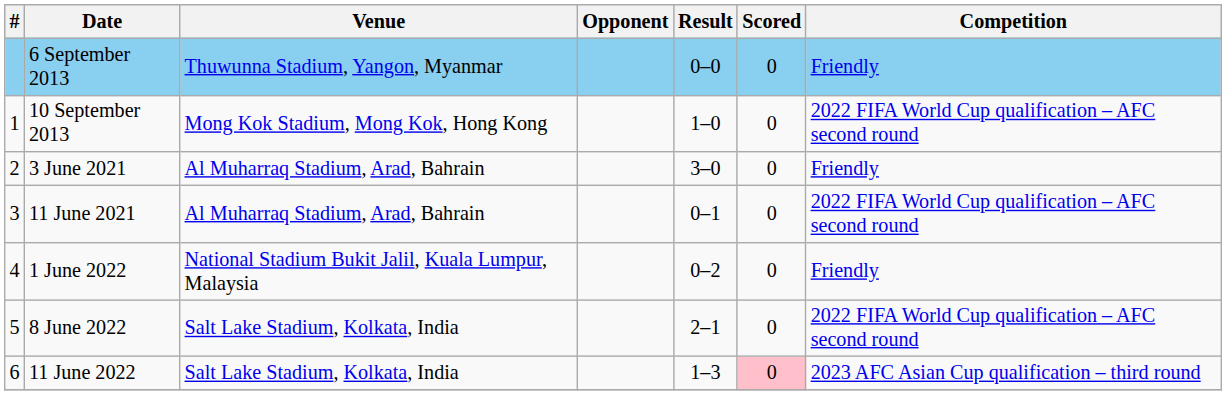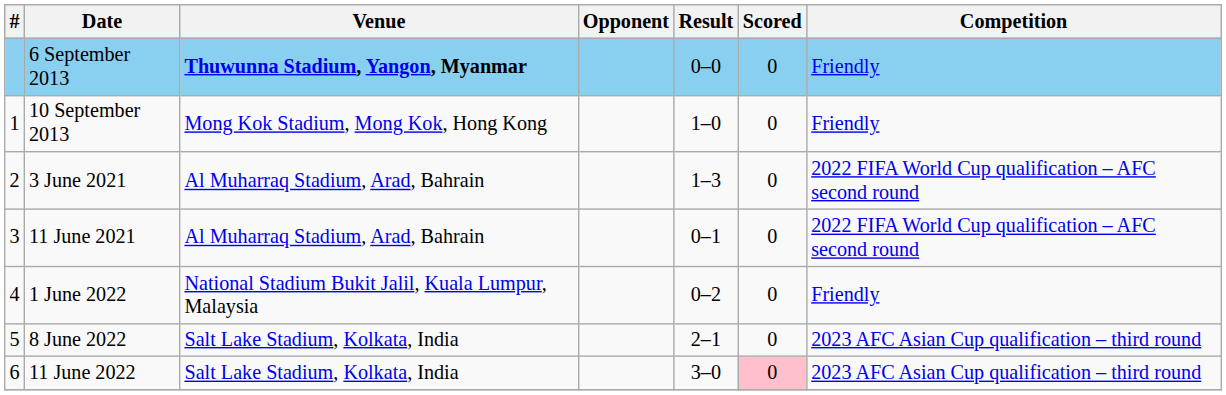(344, 66) normal -> (356, 66) bold
(983, 123) 2022 FIFA World Cup qualification – AFC second round -> (845, 123) Friendly
(705, 168) 3–0 -> (706, 180) 1–3
(845, 168) Friendly -> (983, 180) 2022 FIFA World Cup qualification – AFC second round
(983, 328) 2022 FIFA World Cup qualification – AFC second round -> (1006, 340) 2023 AFC Asian Cup qualification – third round
(705, 373) 1–3 -> (706, 373) 3–0
